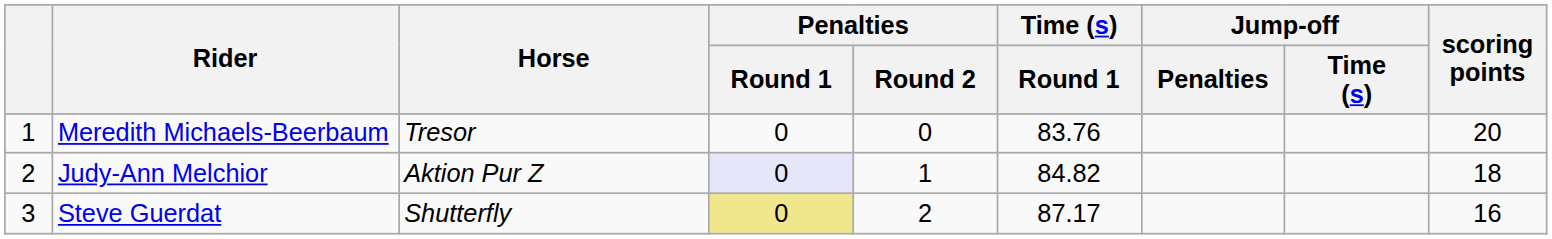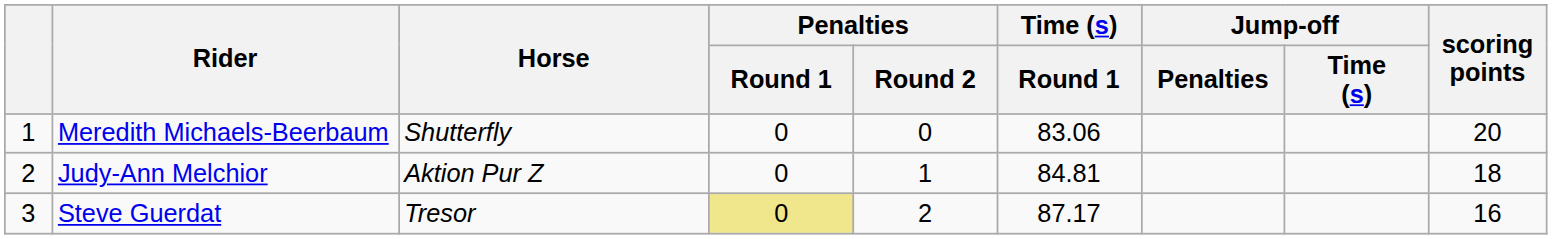(440, 134) Tresor -> (458, 134) Shutterfly
(1069, 134) 83.76 -> (1069, 134) 83.06
(781, 174) lavender background -> (781, 174) no background
(1069, 174) 84.82 -> (1069, 174) 84.81
(458, 214) Shutterfly -> (440, 214) Tresor
